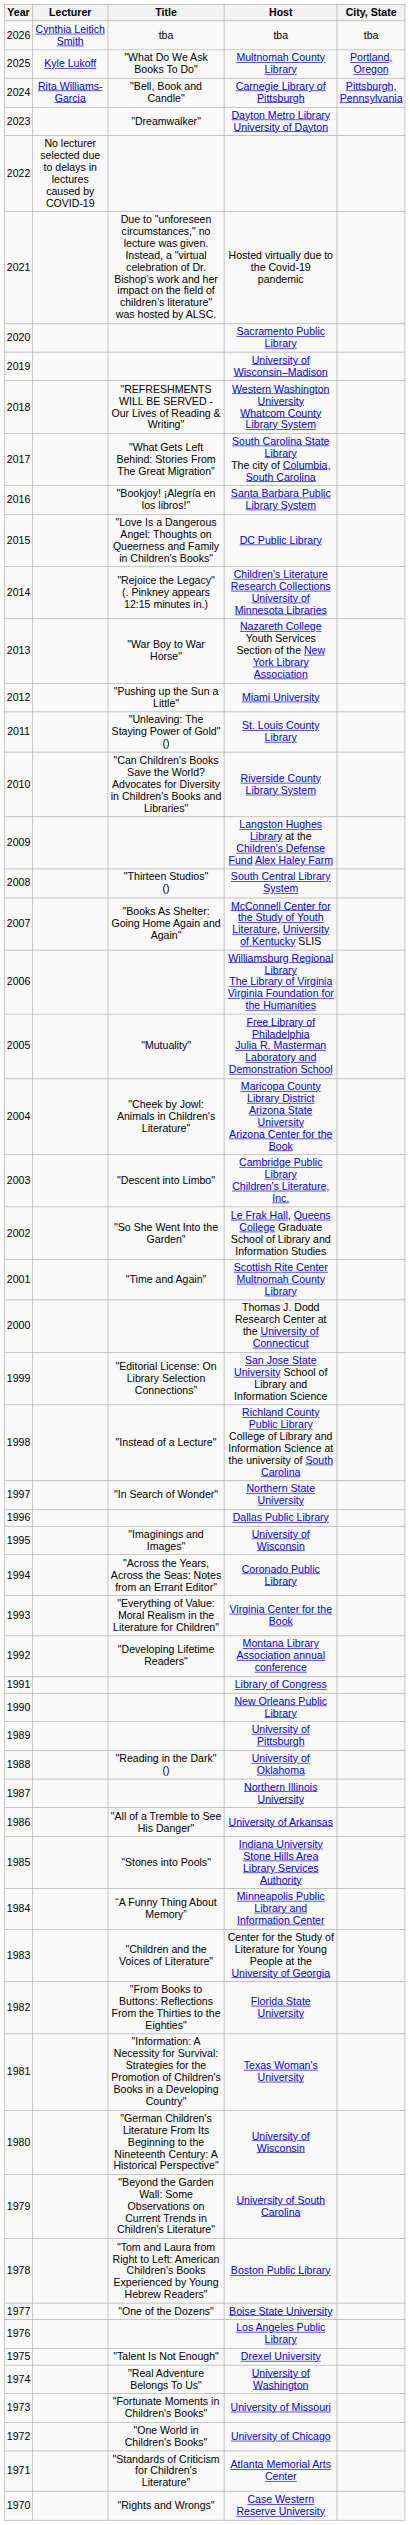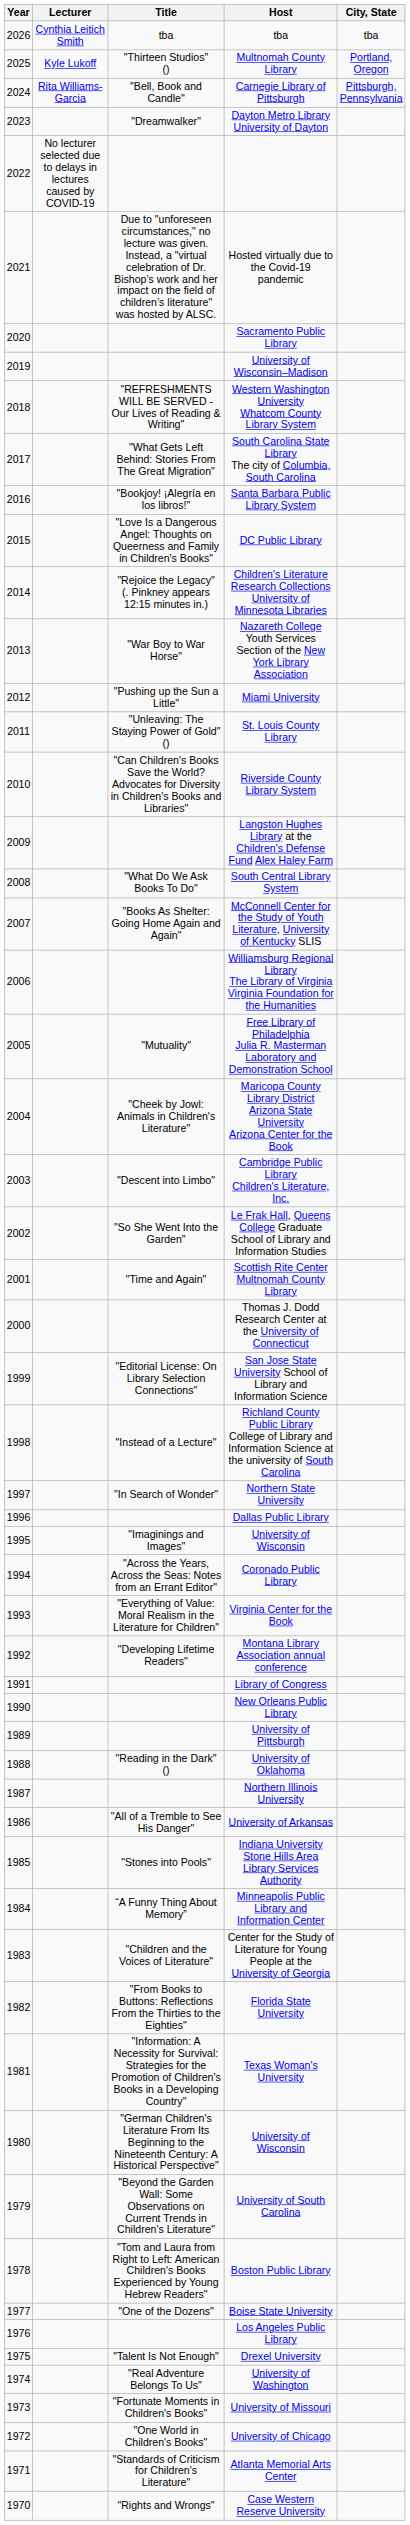(166, 64) "What Do We Ask Books To Do" -> (166, 64) "Thirteen Studios" ()
(166, 883) "Thirteen Studios" () -> (166, 883) "What Do We Ask Books To Do"
